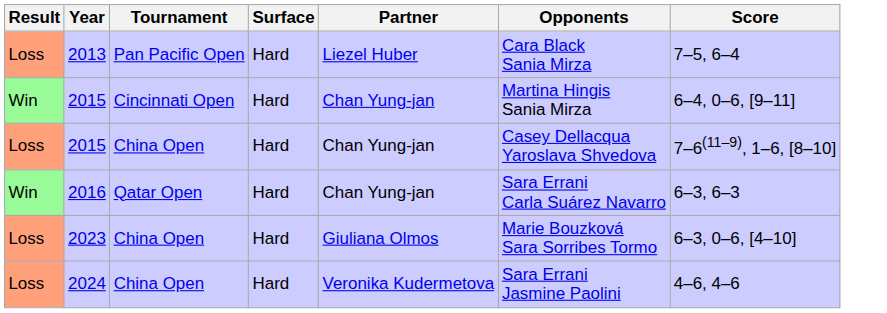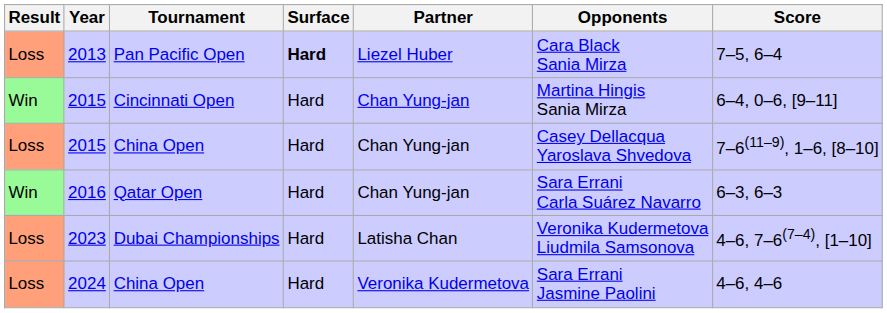(271, 54) normal -> (307, 54) bold
+ row: (87, 238)
- row: (87, 238)
